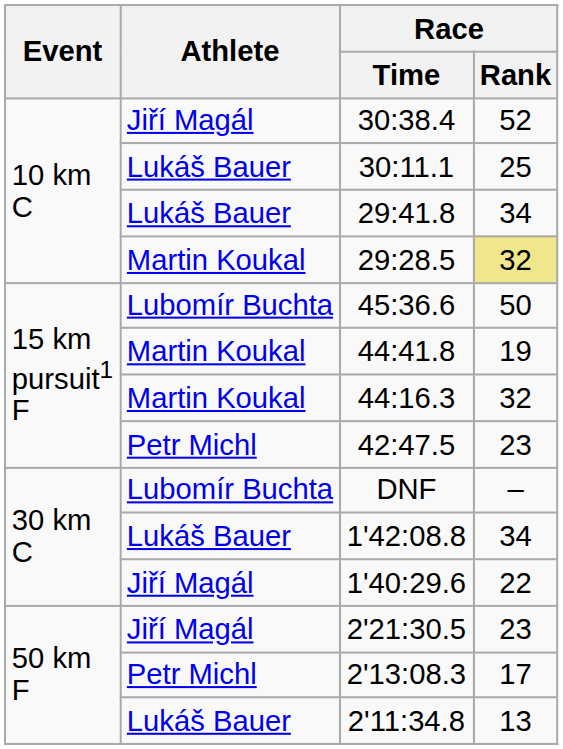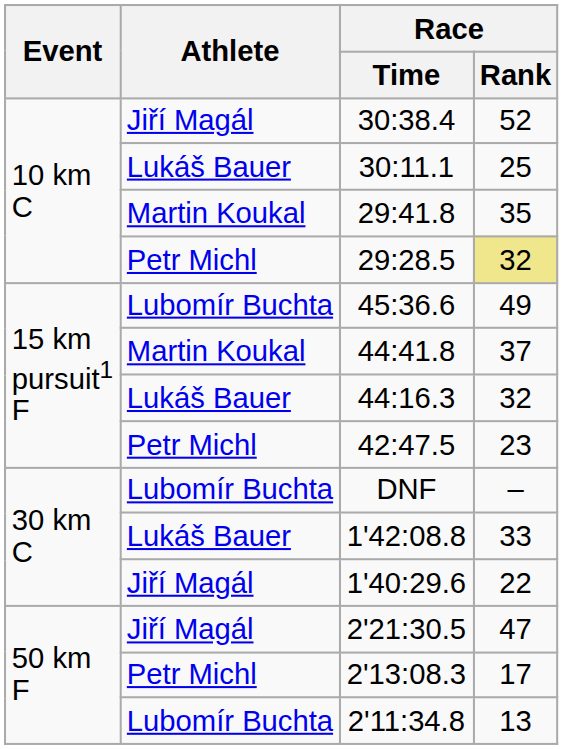(209, 213) Lukáš Bauer -> (216, 213) Martin Koukal
(516, 213) 34 -> (516, 213) 35
(216, 259) Martin Koukal -> (192, 259) Petr Michl
(516, 306) 50 -> (516, 306) 49
(516, 352) 19 -> (516, 352) 37
(216, 398) Martin Koukal -> (209, 398) Lukáš Bauer
(516, 537) 34 -> (516, 537) 33
(516, 629) 23 -> (516, 629) 47
(209, 721) Lukáš Bauer -> (230, 721) Lubomír Buchta
